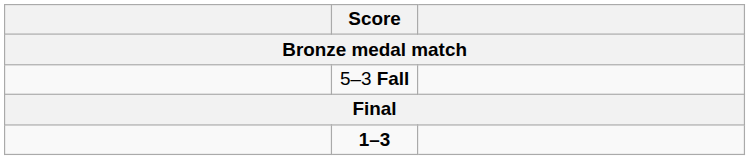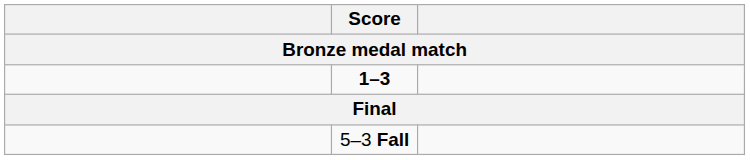rows swapped: (375, 139) <-> (375, 79)
